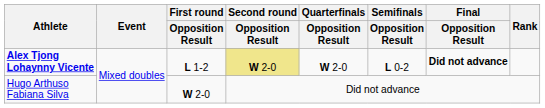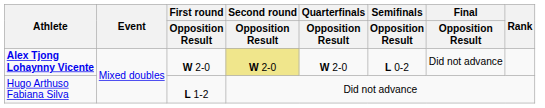(196, 68) L 1-2 -> (196, 68) W 2-0
(468, 62) bold -> (466, 62) normal
(196, 95) W 2-0 -> (196, 95) L 1-2
